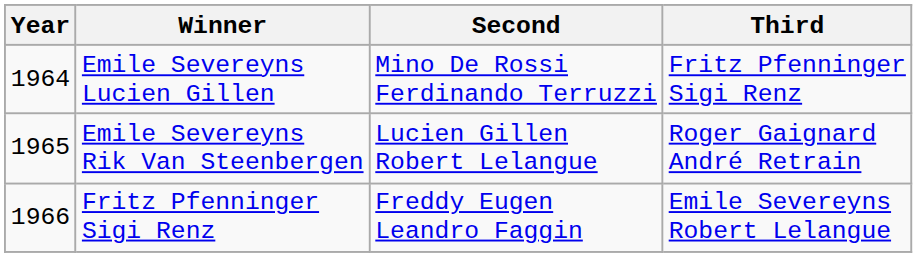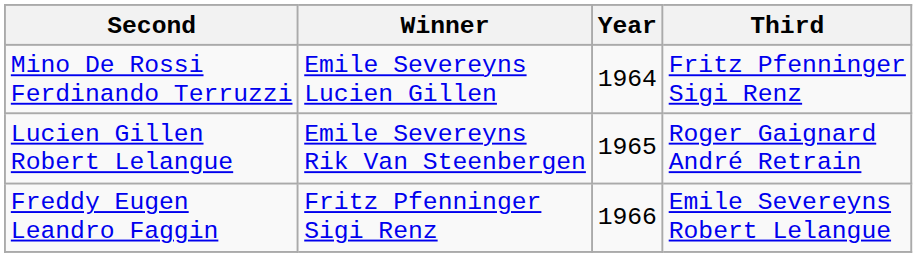columns swapped: (40, 25) <-> (516, 25)
